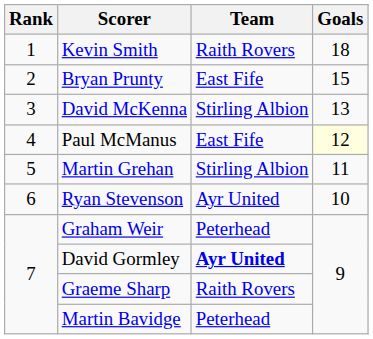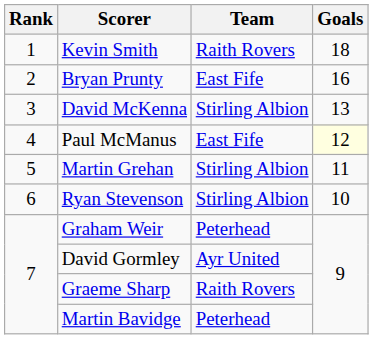(340, 79) 15 -> (340, 79) 16
(238, 199) Ayr United -> (252, 199) Stirling Albion
(240, 259) bold -> (238, 259) normal
